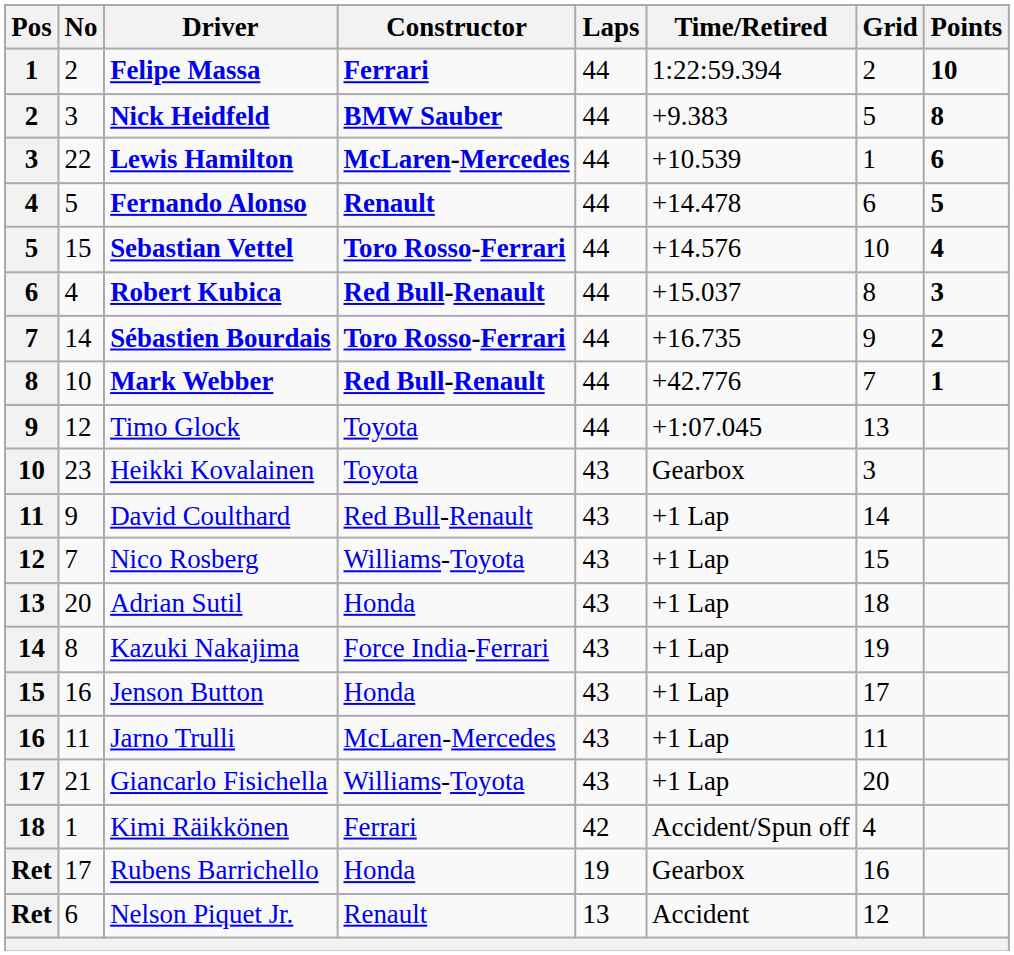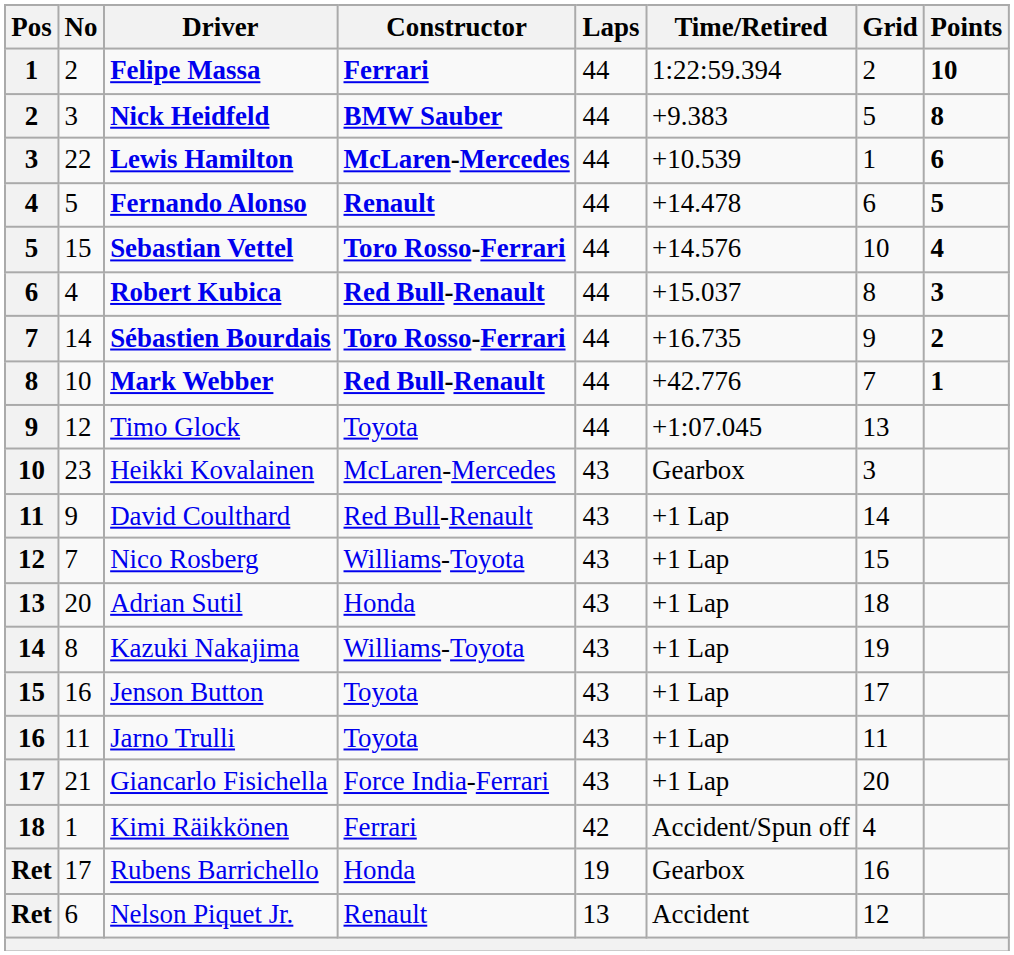(381, 470) Toyota -> (450, 470) McLaren-Mercedes
(446, 648) Force India-Ferrari -> (434, 648) Williams-Toyota
(379, 692) Honda -> (381, 692) Toyota
(450, 737) McLaren-Mercedes -> (381, 737) Toyota
(434, 781) Williams-Toyota -> (446, 781) Force India-Ferrari
